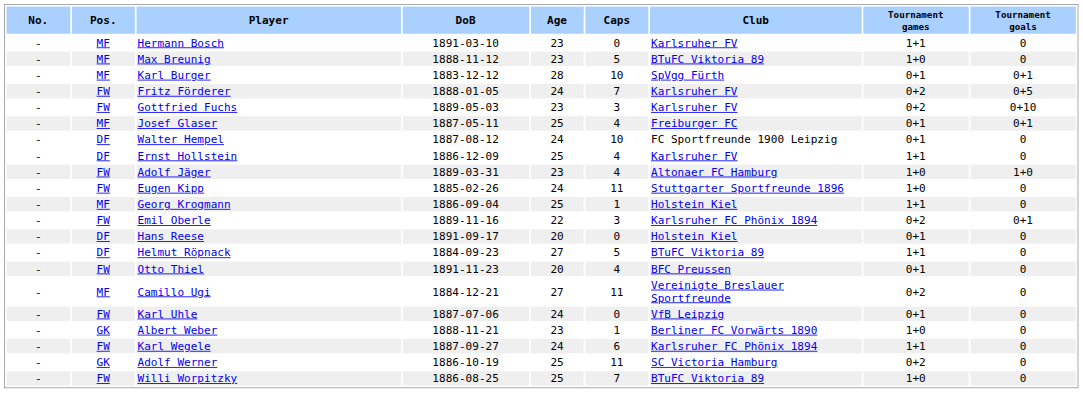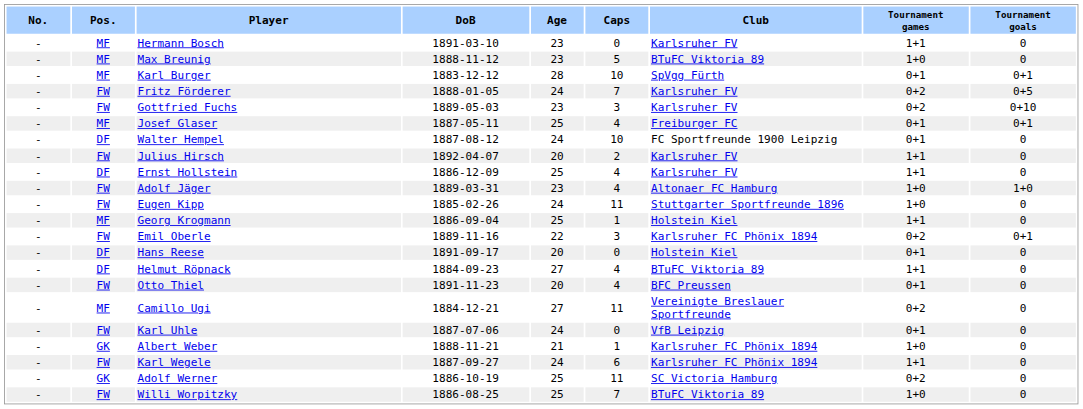+ row: (181, 156)
(617, 253) 5 -> (617, 269) 4
(557, 330) 23 -> (557, 346) 21
(734, 330) Berliner FC Vorwärts 1890 -> (734, 346) Karlsruher FC Phönix 1894
